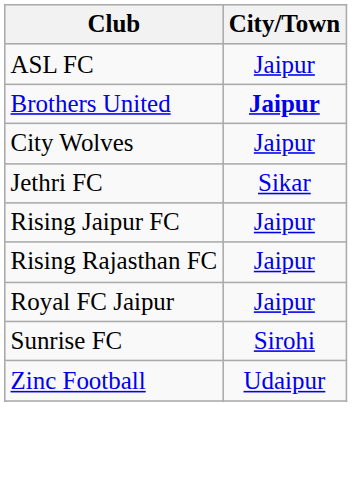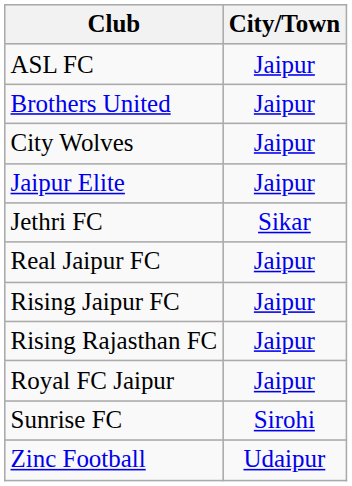(284, 103) bold -> (284, 103) normal
+ row: (68, 182)
+ row: (85, 261)
